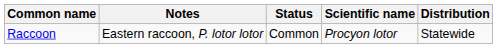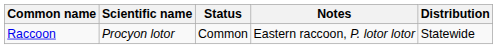columns swapped: (370, 14) <-> (183, 14)
